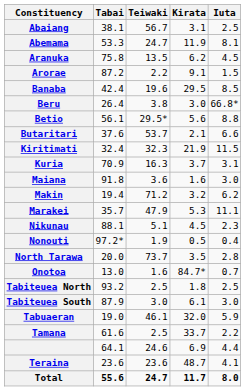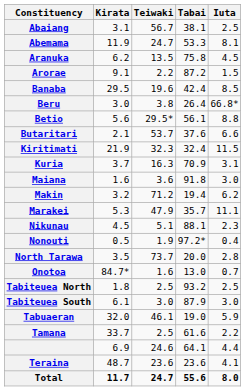columns swapped: (110, 12) <-> (189, 12)
